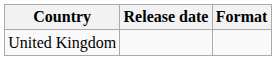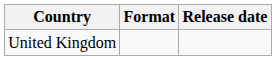columns swapped: (166, 17) <-> (242, 17)
